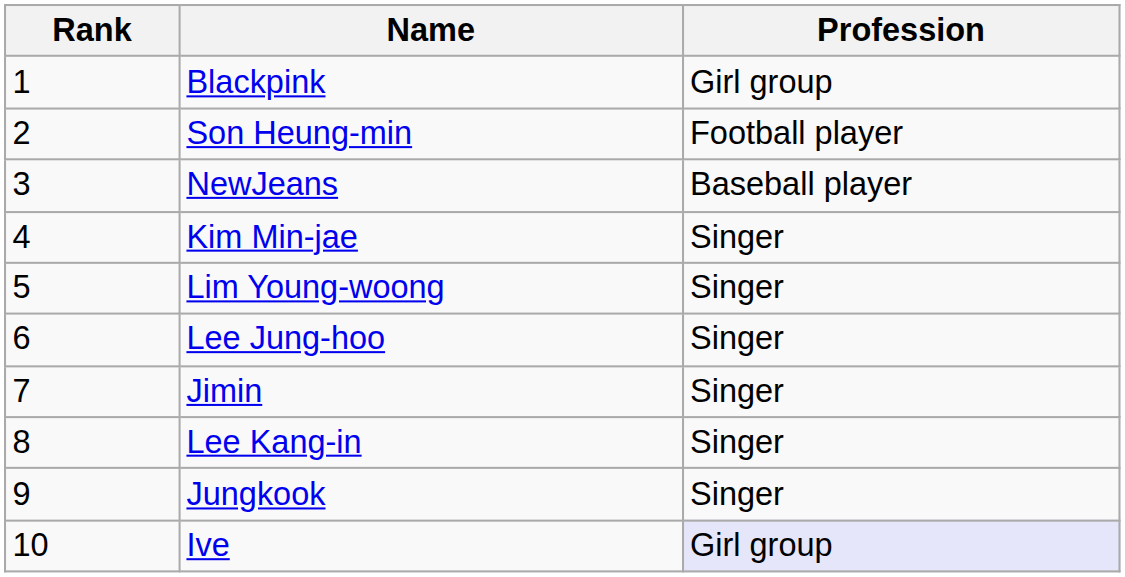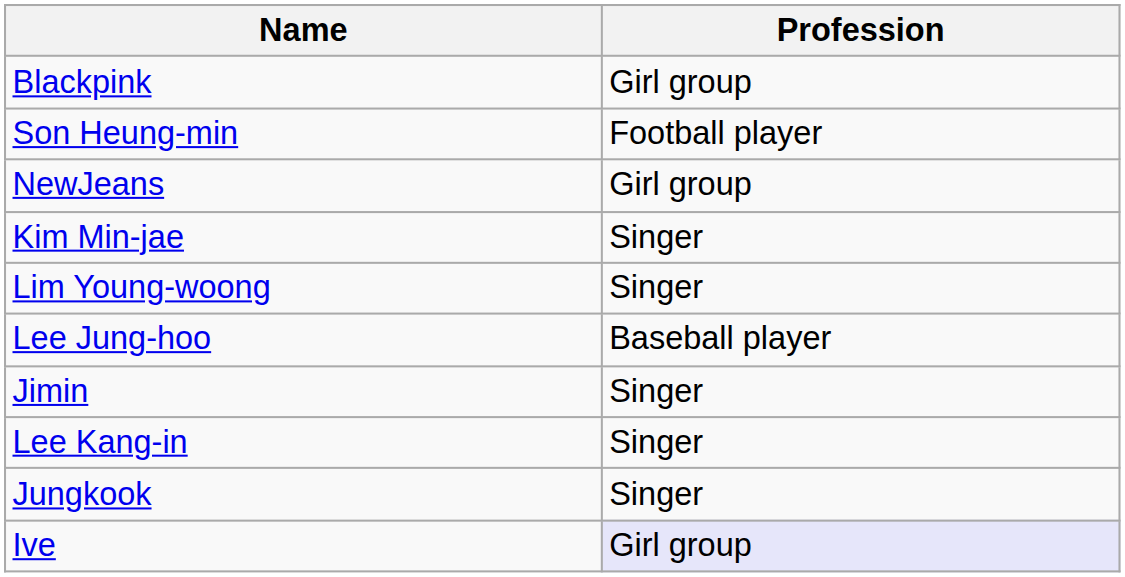- column: (92, 30)
(801, 184) Baseball player -> (680, 184) Girl group
(737, 339) Singer -> (720, 339) Baseball player
